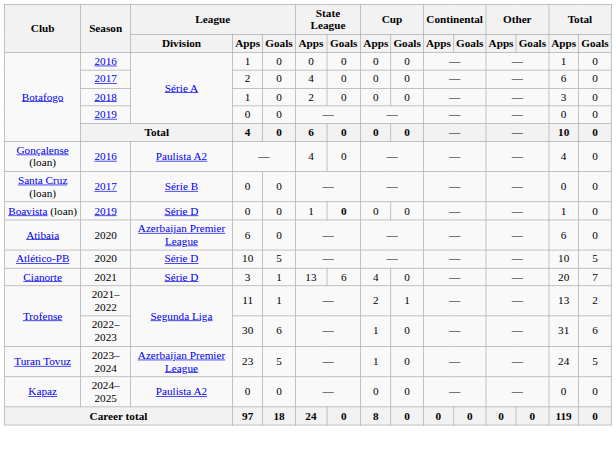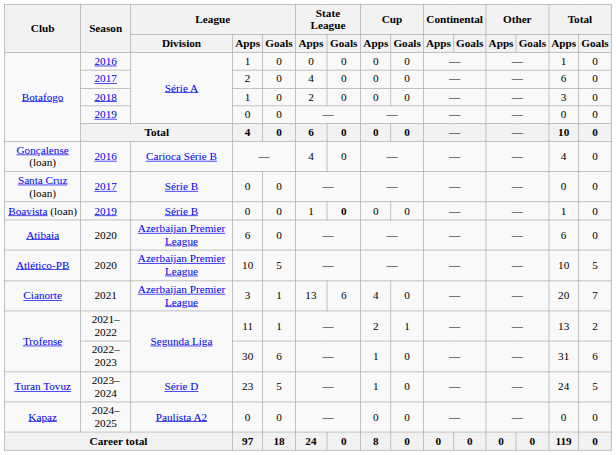(181, 156) Paulista A2 -> (181, 156) Carioca Série B
(181, 211) Série D -> (181, 211) Série B
(181, 259) Série D -> (181, 265) Azerbaijan Premier League
(181, 276) Série D -> (181, 295) Azerbaijan Premier League
(181, 361) Azerbaijan Premier League -> (181, 386) Série D
